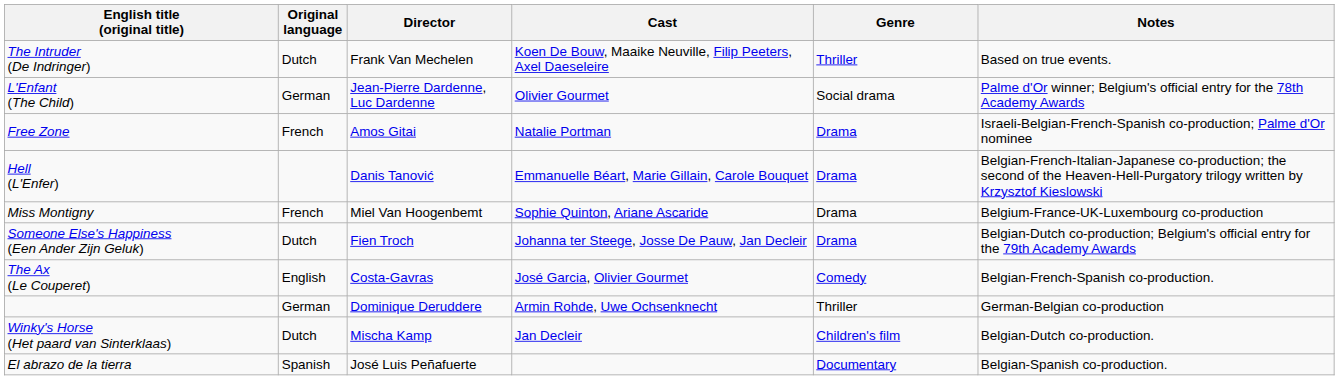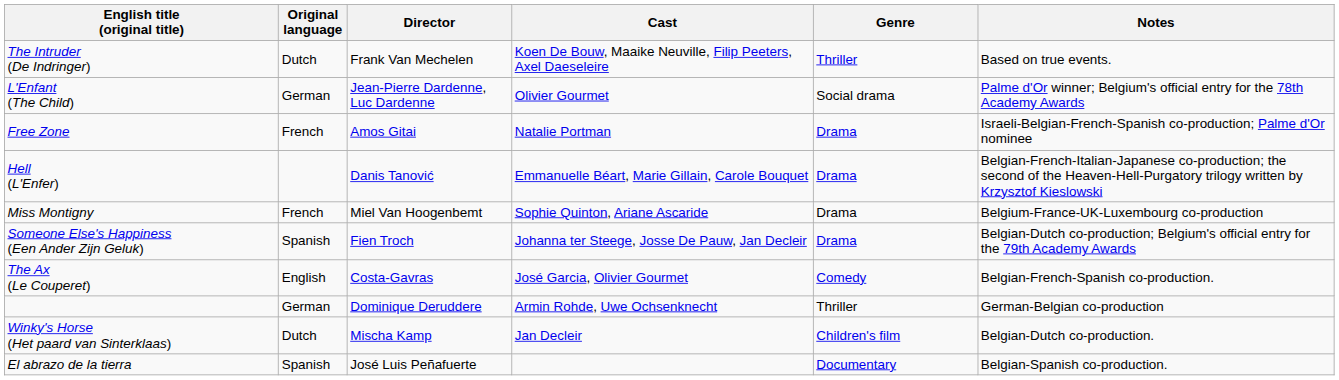(299, 241) Dutch -> (306, 241) Spanish
